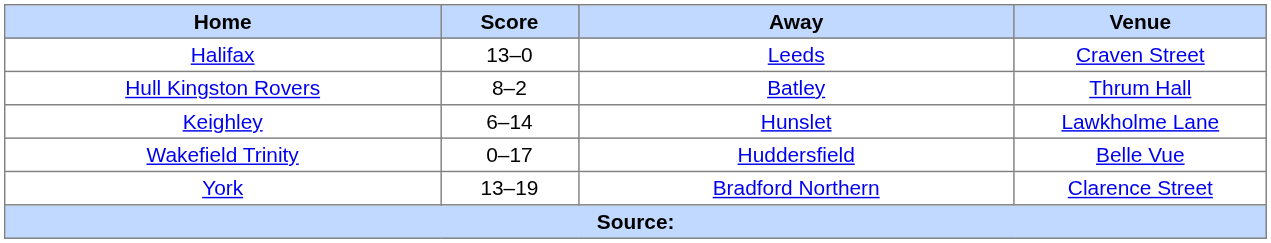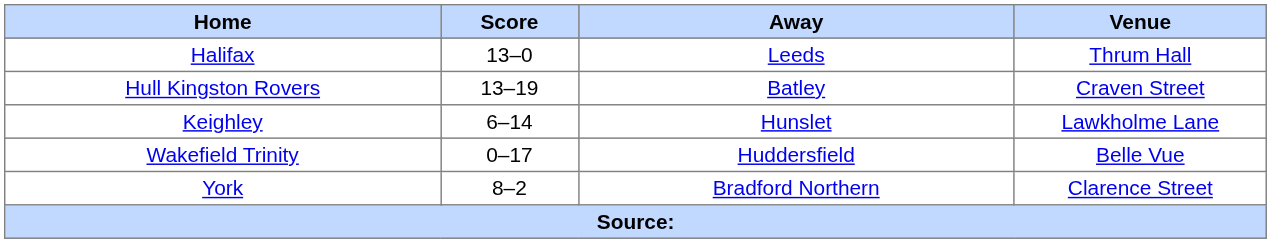(1140, 55) Craven Street -> (1140, 55) Thrum Hall
(509, 88) 8–2 -> (509, 88) 13–19
(1140, 88) Thrum Hall -> (1140, 88) Craven Street
(509, 188) 13–19 -> (509, 188) 8–2
